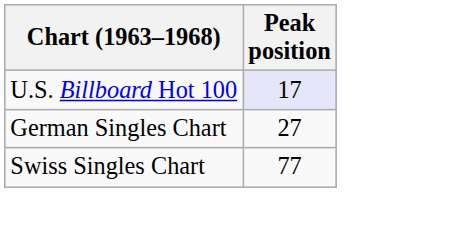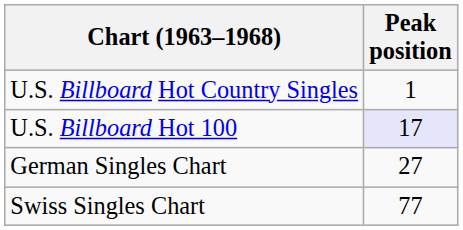+ row: (184, 89)
